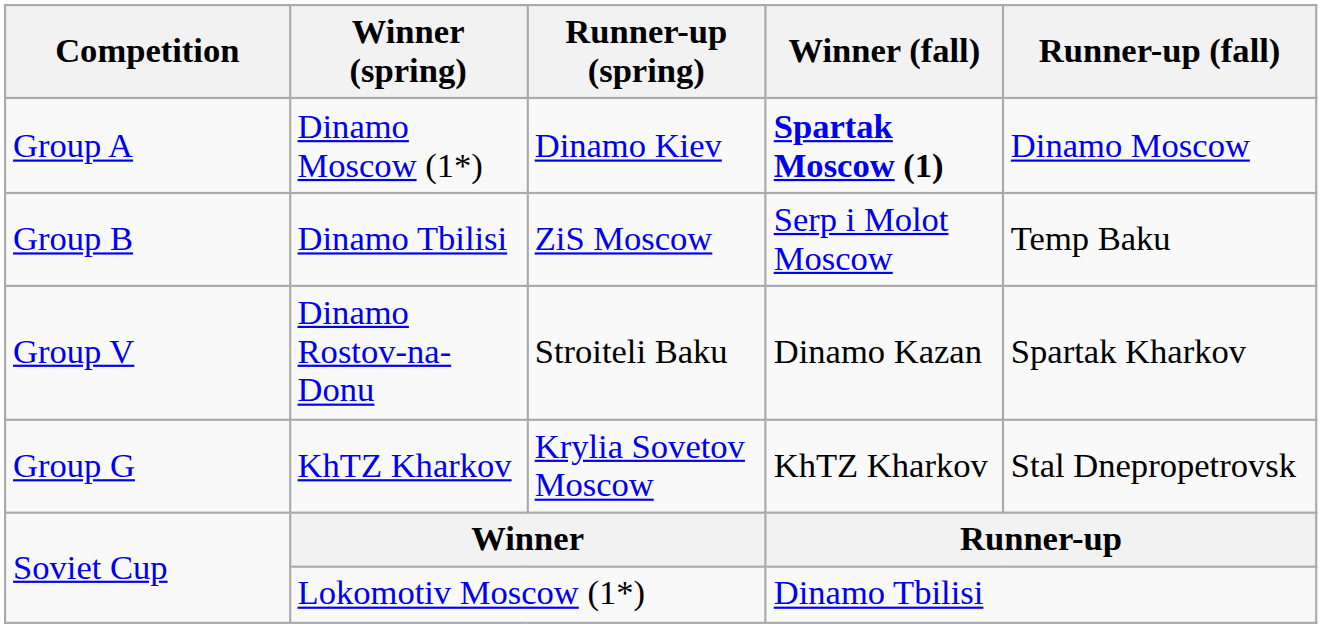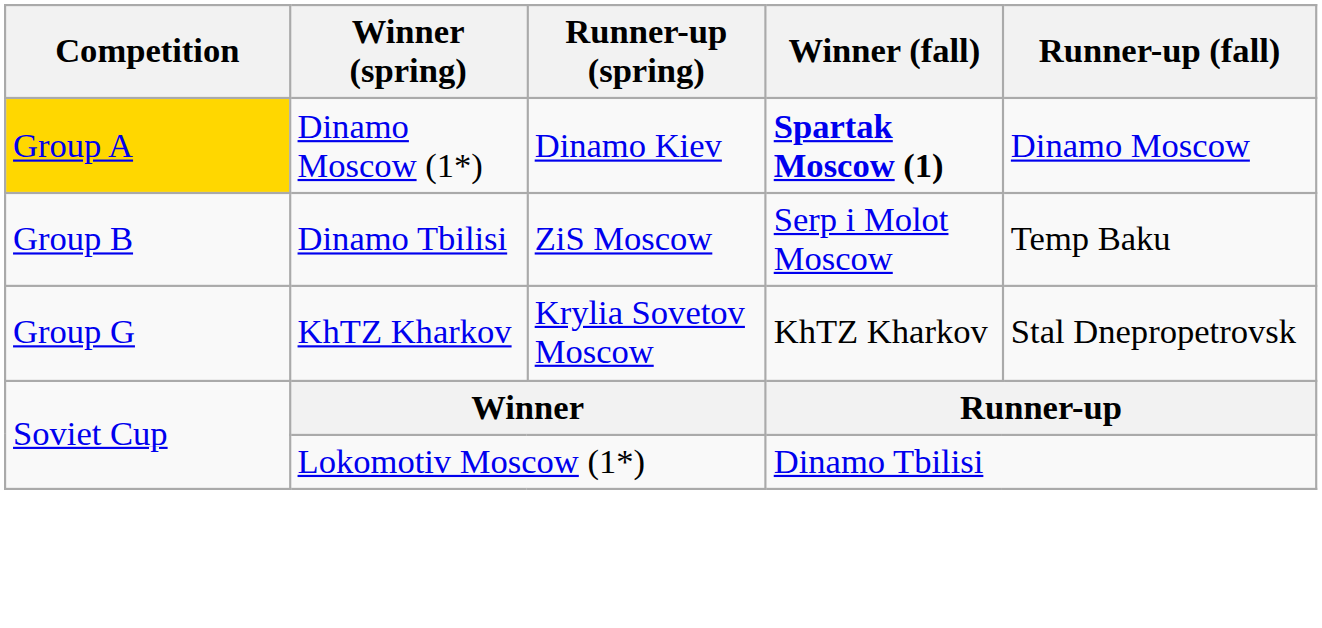(73, 145) no background -> (73, 145) gold background
- row: (374, 351)
